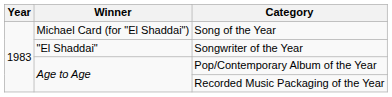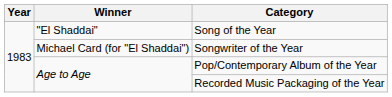(113, 30) Michael Card (for "El Shaddai") -> (67, 30) "El Shaddai"
(67, 48) "El Shaddai" -> (113, 48) Michael Card (for "El Shaddai")
